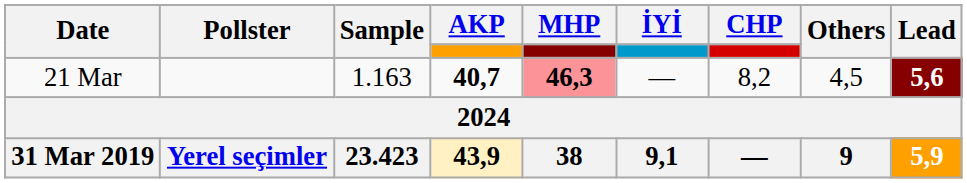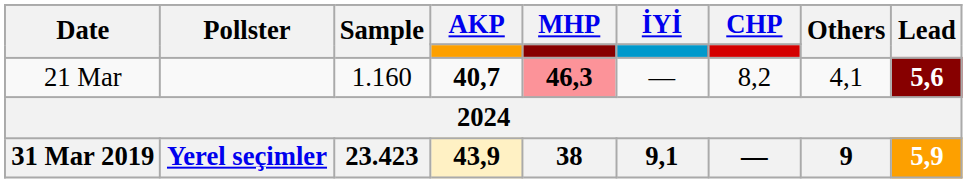(382, 76) 1.163 -> (382, 76) 1.160
(846, 76) 4,5 -> (846, 76) 4,1
